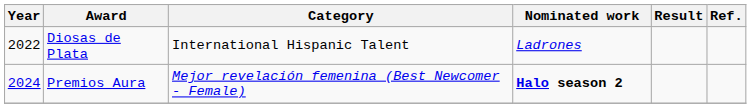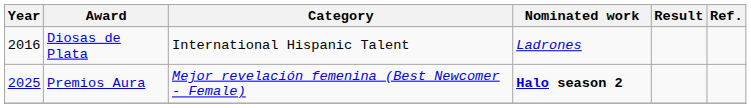(24, 46) 2022 -> (24, 46) 2016
(24, 84) 2024 -> (24, 84) 2025
